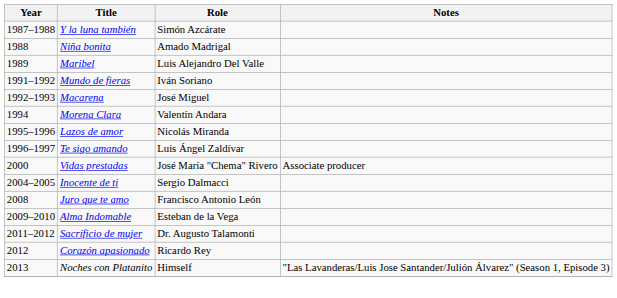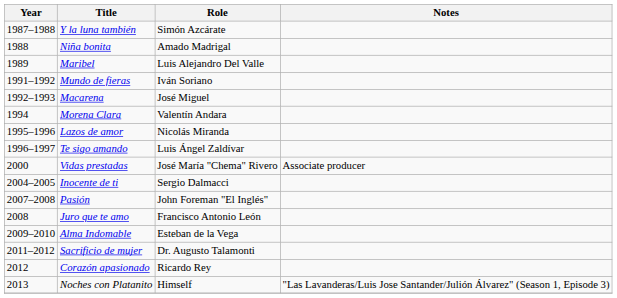+ row: (75, 200)
